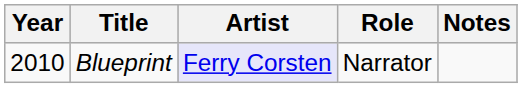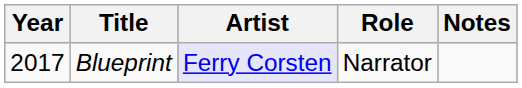(37, 62) 2010 -> (37, 62) 2017
